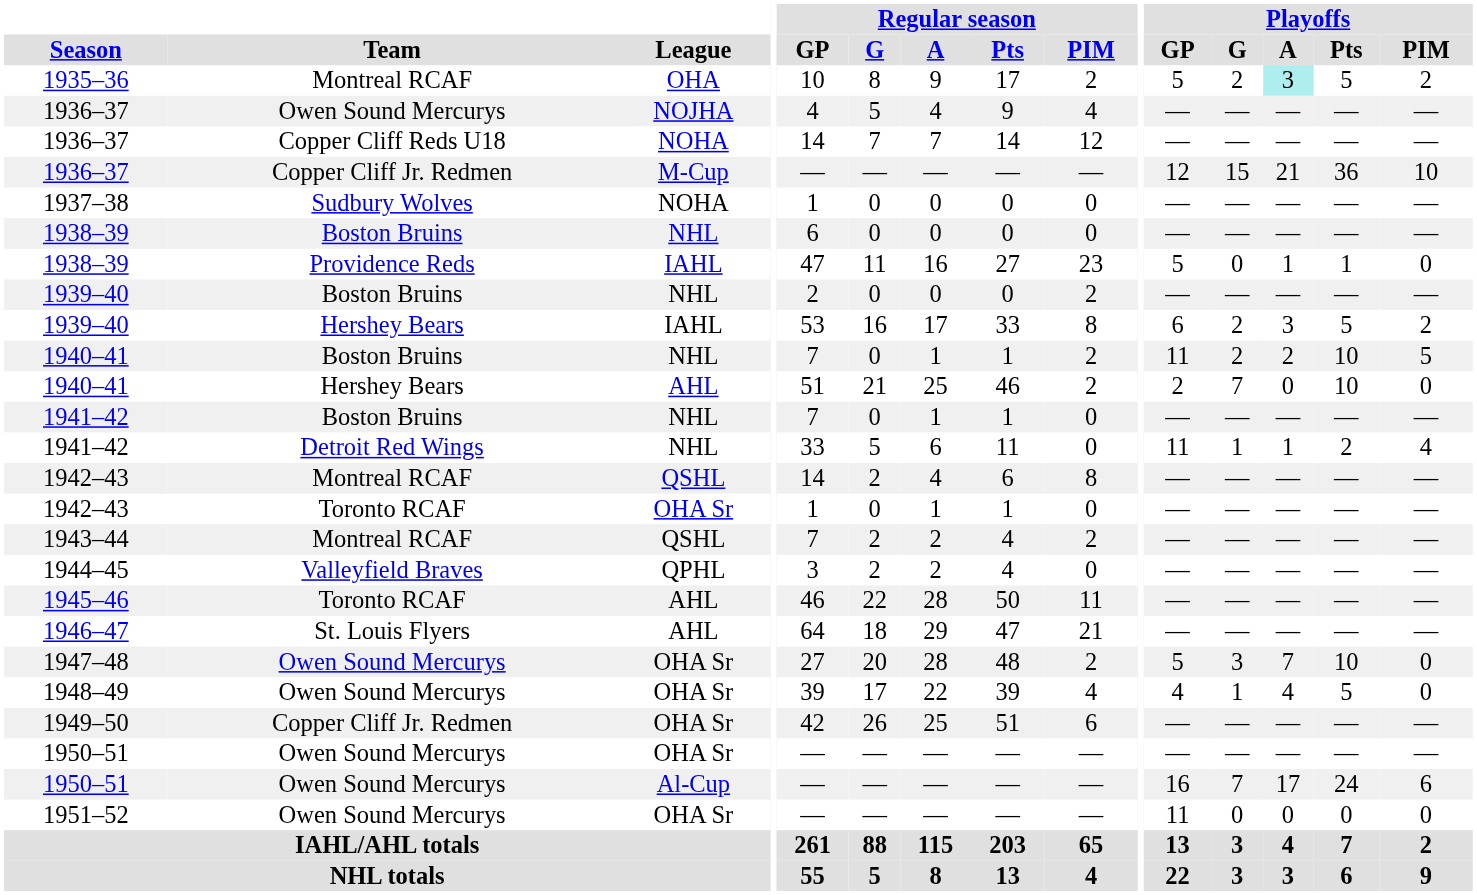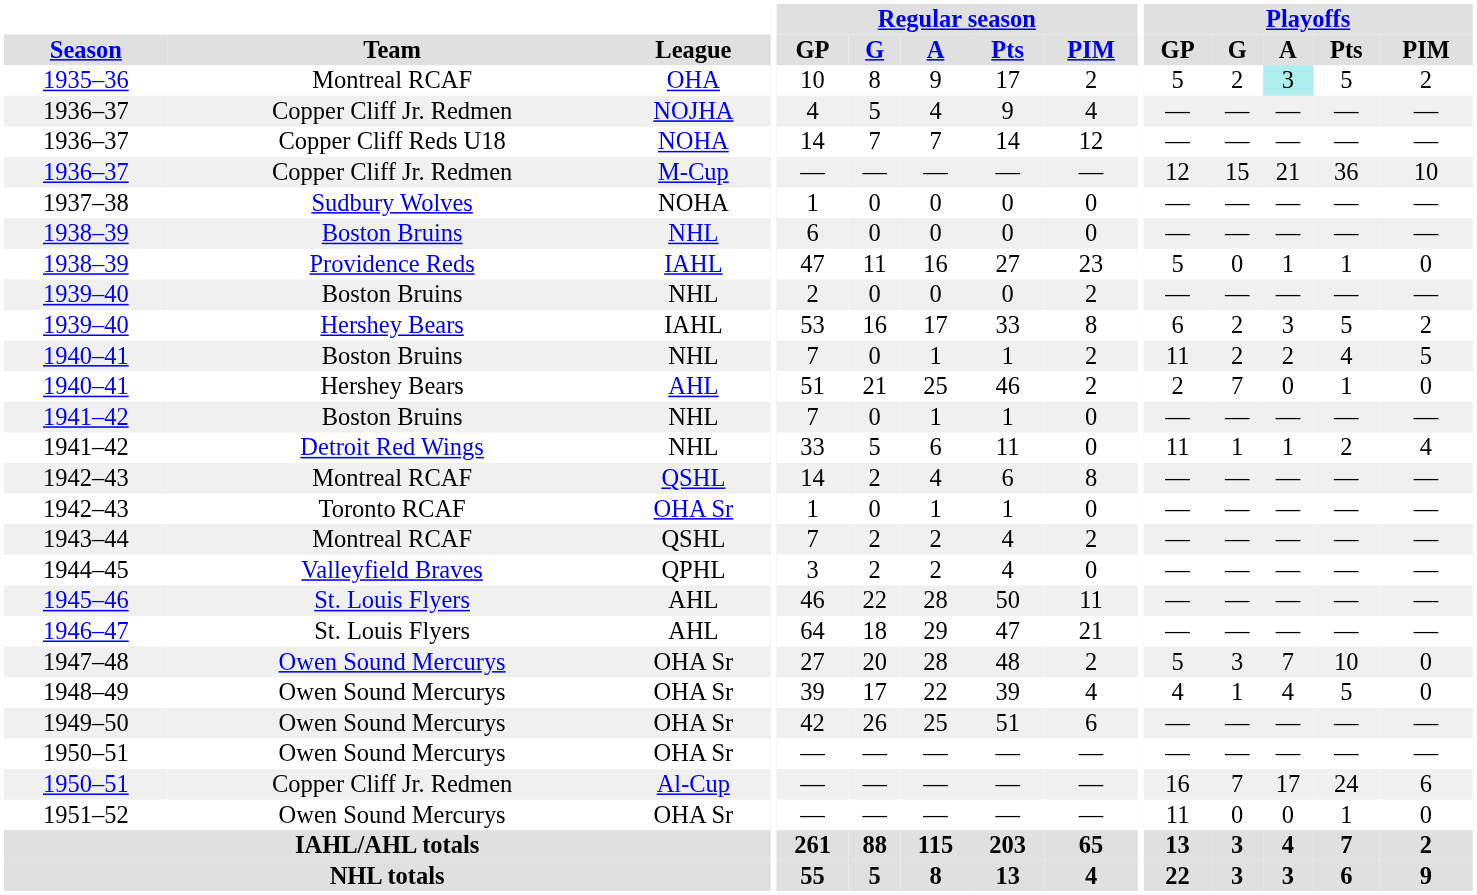(392, 110) Owen Sound Mercurys -> (392, 110) Copper Cliff Jr. Redmen
(1346, 355) 10 -> (1346, 355) 4
(1346, 386) 10 -> (1346, 386) 1
(392, 600) Toronto RCAF -> (392, 600) St. Louis Flyers
(392, 722) Copper Cliff Jr. Redmen -> (392, 722) Owen Sound Mercurys
(392, 784) Owen Sound Mercurys -> (392, 784) Copper Cliff Jr. Redmen
(1346, 814) 0 -> (1346, 814) 1
